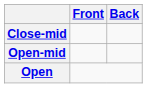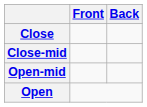+ row: (37, 33)
